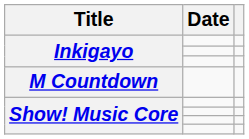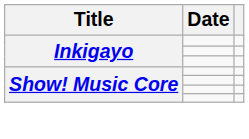- row: (94, 81)
